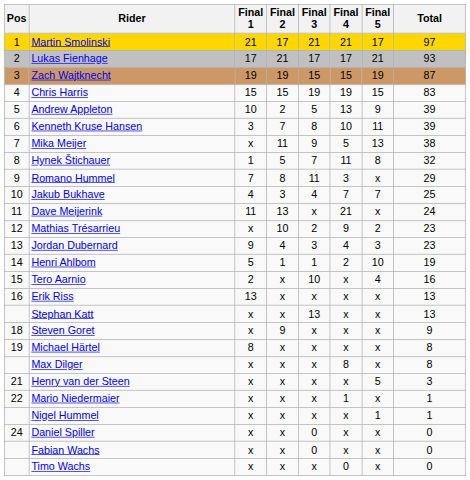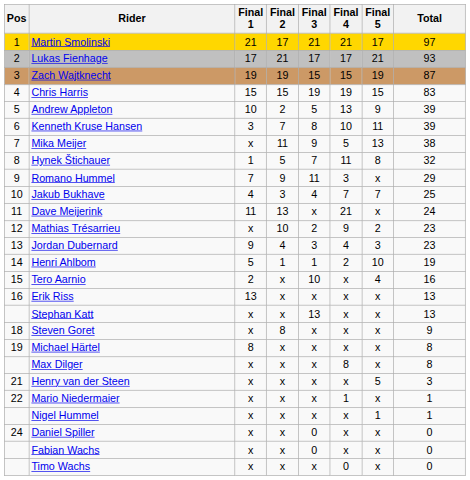(282, 178) 8 -> (282, 178) 9
(282, 331) 9 -> (282, 331) 8
